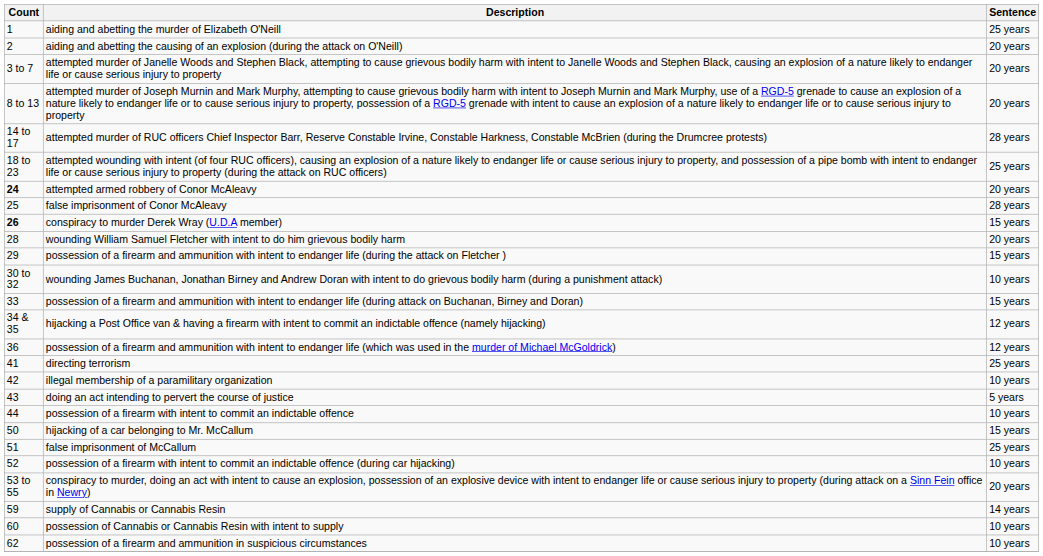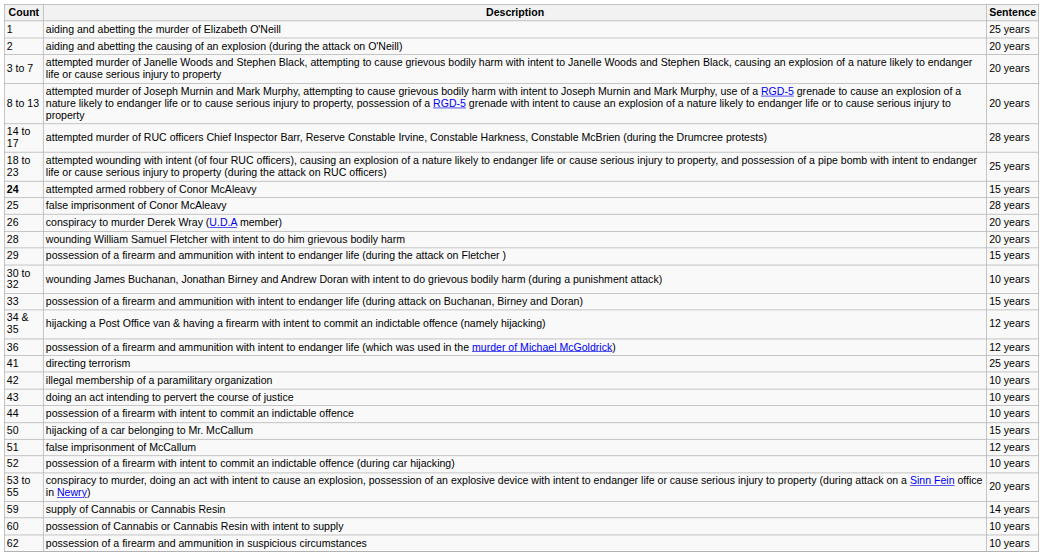(1009, 189) 20 years -> (1009, 189) 15 years
(13, 223) bold -> (13, 223) normal
(1009, 223) 15 years -> (1009, 223) 20 years
(1006, 397) 5 years -> (1009, 397) 10 years
(1009, 447) 25 years -> (1009, 447) 12 years
